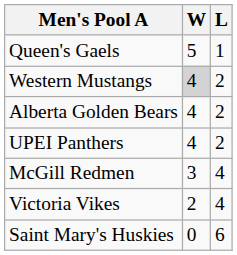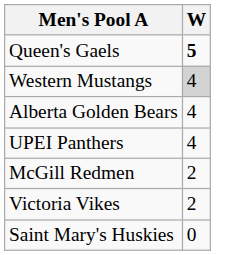- column: (222, 19)
(192, 50) normal -> (192, 50) bold
(192, 173) 3 -> (192, 173) 2
